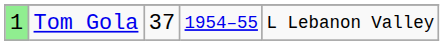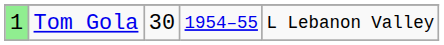(162, 23) 37 -> (162, 23) 30
